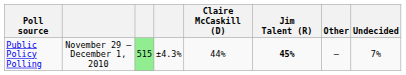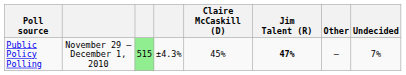(218, 54) 44% -> (218, 54) 45%
(287, 54) 45% -> (287, 54) 47%
